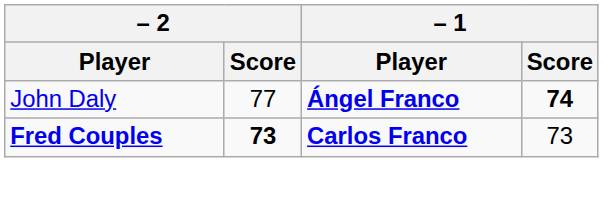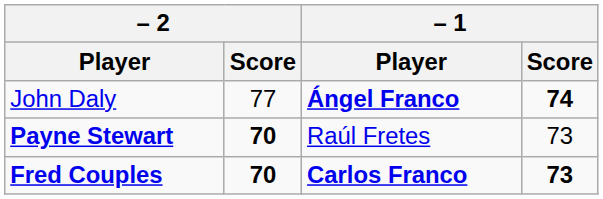+ row: (92, 136)
(263, 136) 73 -> (263, 174) 70
(560, 136) normal -> (560, 174) bold
